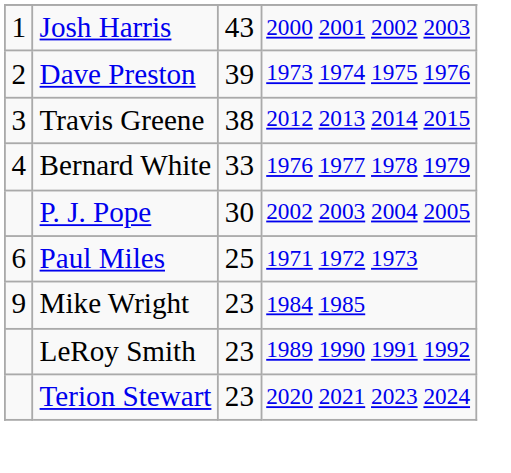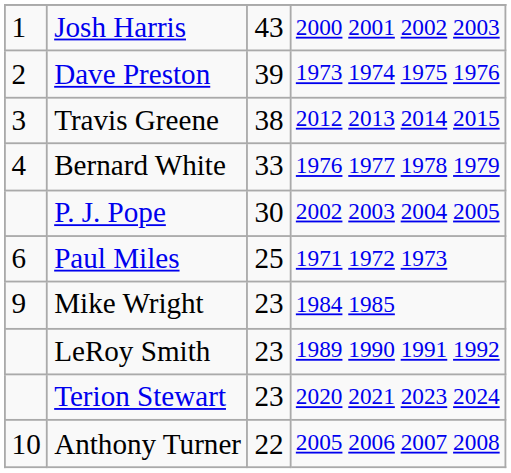+ row: (148, 443)
